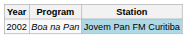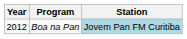(17, 27) 2002 -> (17, 27) 2012
